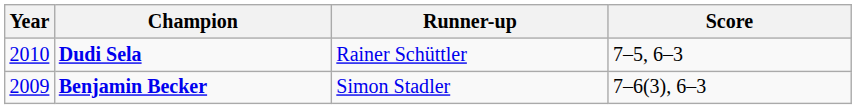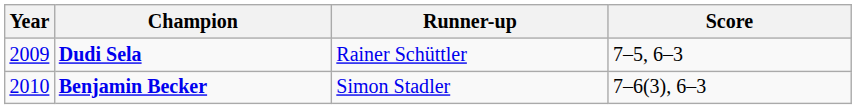(29, 54) 2010 -> (29, 54) 2009
(29, 87) 2009 -> (29, 87) 2010
